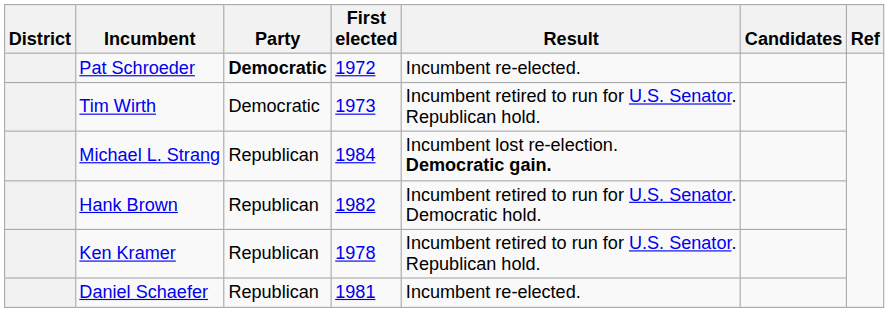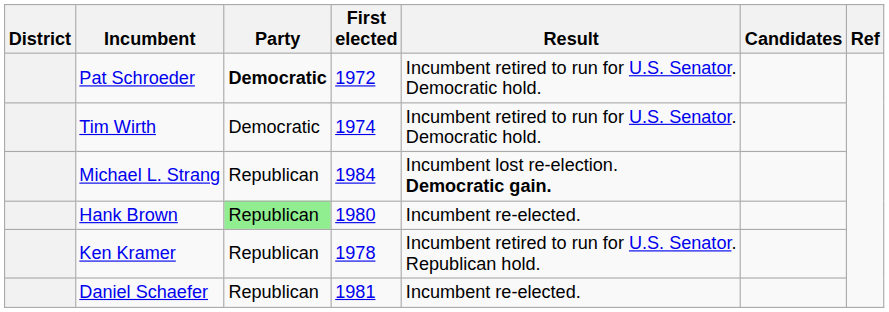(493, 67) Incumbent re-elected. -> (571, 78) Incumbent retired to run for U.S. Senator. Democratic hold.
(355, 106) 1973 -> (355, 127) 1974
(571, 106) Incumbent retired to run for U.S. Senator. Republican hold. -> (571, 127) Incumbent retired to run for U.S. Senator. Democratic hold.
(274, 204) no background -> (274, 214) lightgreen background
(355, 204) 1982 -> (355, 214) 1980
(571, 204) Incumbent retired to run for U.S. Senator. Democratic hold. -> (493, 214) Incumbent re-elected.
